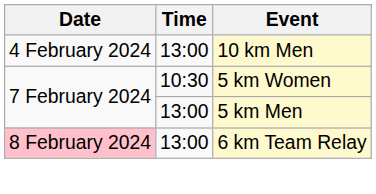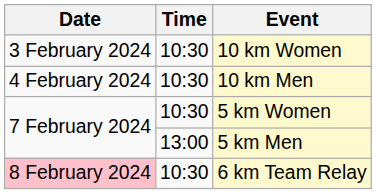+ row: (280, 50)
(184, 50) 13:00 -> (184, 81) 10:30
(184, 142) 13:00 -> (184, 173) 10:30
